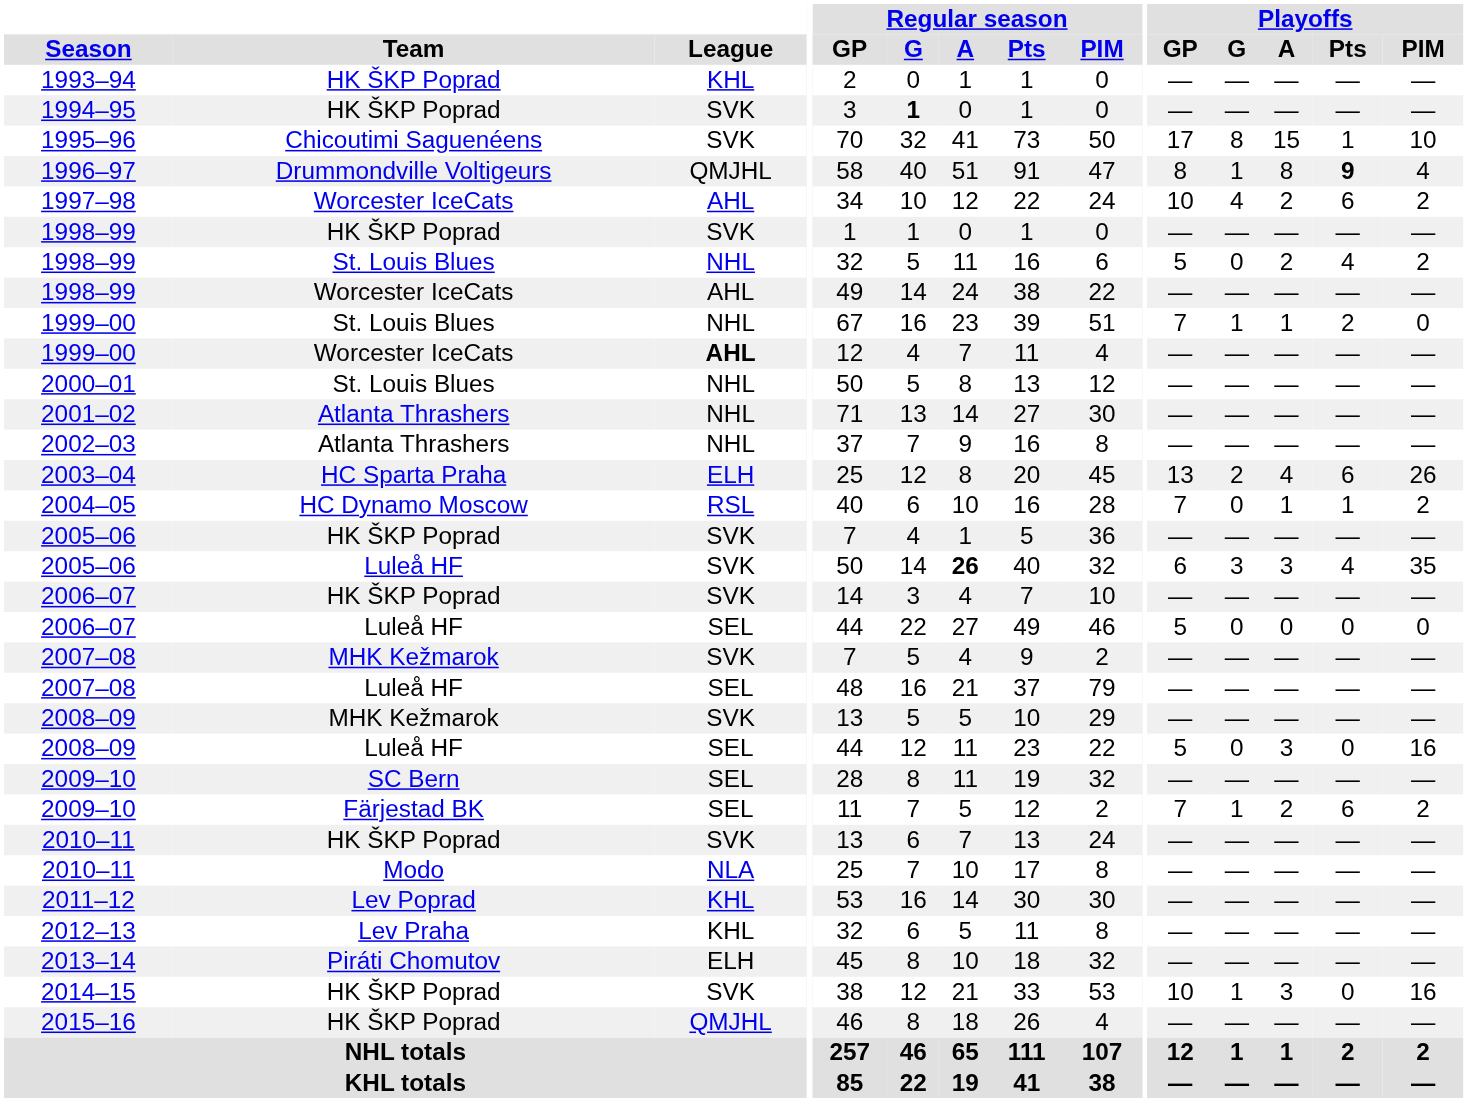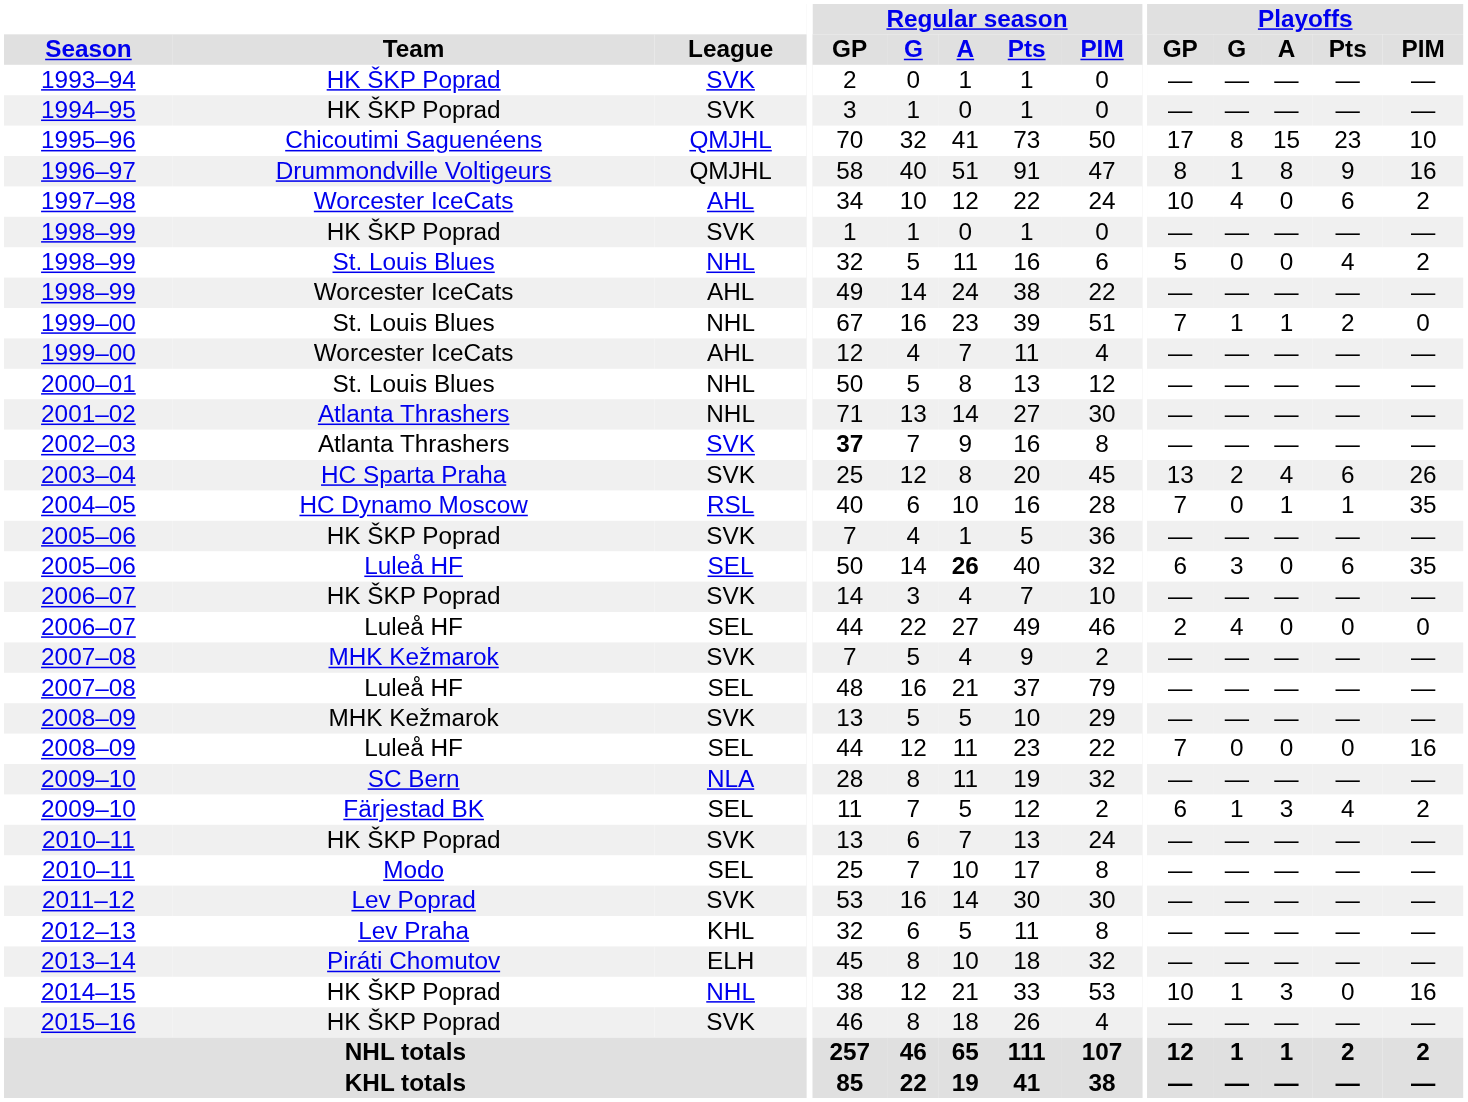(731, 79) KHL -> (731, 79) SVK
(913, 110) bold -> (913, 110) normal
(731, 140) SVK -> (731, 140) QMJHL
(1348, 140) 1 -> (1348, 140) 23
(1348, 170) bold -> (1348, 170) normal
(1423, 170) 4 -> (1423, 170) 16
(1286, 201) 2 -> (1286, 201) 0
(1286, 262) 2 -> (1286, 262) 0
(731, 353) bold -> (731, 353) normal
(731, 444) NHL -> (731, 444) SVK
(850, 444) normal -> (850, 444) bold
(731, 474) ELH -> (731, 474) SVK
(1423, 505) 2 -> (1423, 505) 35
(731, 566) SVK -> (731, 566) SEL
(1286, 566) 3 -> (1286, 566) 0
(1348, 566) 4 -> (1348, 566) 6
(1180, 626) 5 -> (1180, 626) 2
(1237, 626) 0 -> (1237, 626) 4
(1180, 748) 5 -> (1180, 748) 7
(1286, 748) 3 -> (1286, 748) 0
(731, 778) SEL -> (731, 778) NLA
(1180, 809) 7 -> (1180, 809) 6
(1286, 809) 2 -> (1286, 809) 3
(1348, 809) 6 -> (1348, 809) 4
(731, 870) NLA -> (731, 870) SEL
(731, 900) KHL -> (731, 900) SVK
(731, 991) SVK -> (731, 991) NHL
(731, 1022) QMJHL -> (731, 1022) SVK
